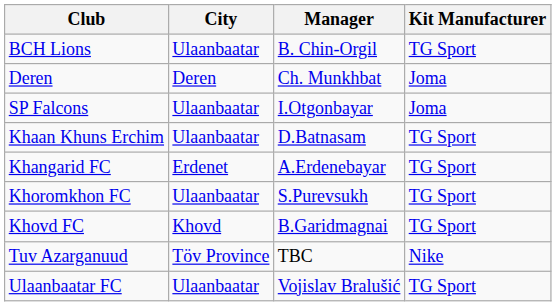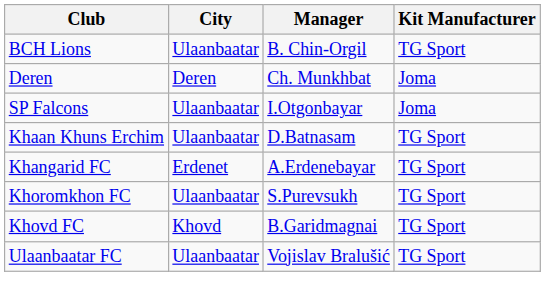- row: (68, 256)
